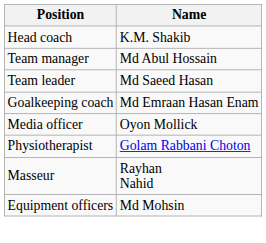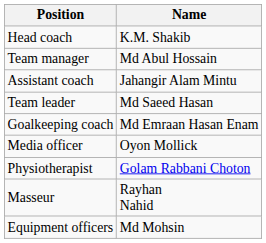+ row: (51, 80)
